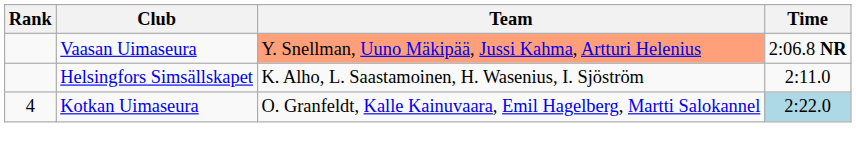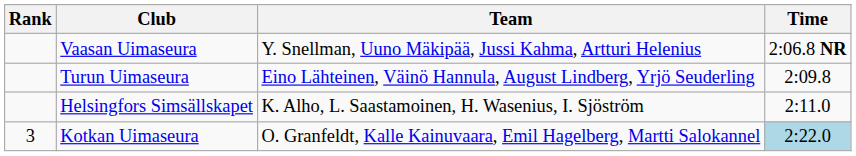(481, 48) lightsalmon background -> (481, 48) no background
+ row: (125, 77)
(30, 106) 4 -> (30, 135) 3
